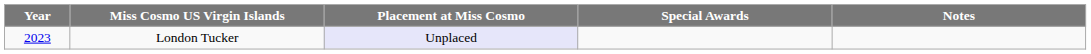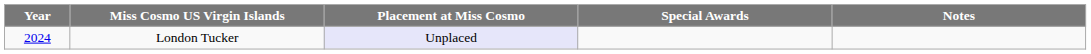(37, 37) 2023 -> (37, 37) 2024
